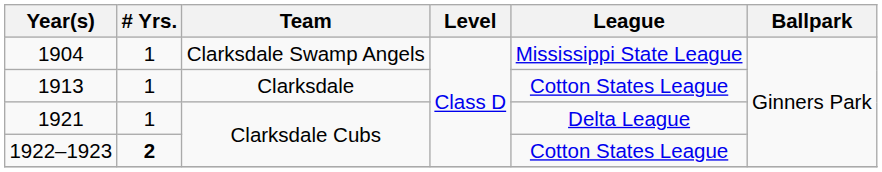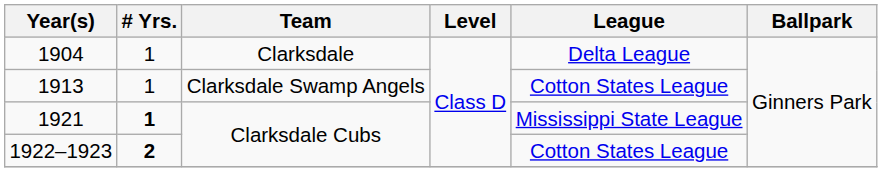(306, 54) Clarksdale Swamp Angels -> (306, 54) Clarksdale
(629, 54) Mississippi State League -> (629, 54) Delta League
(306, 86) Clarksdale -> (306, 86) Clarksdale Swamp Angels
(149, 119) normal -> (149, 119) bold
(629, 119) Delta League -> (629, 119) Mississippi State League
